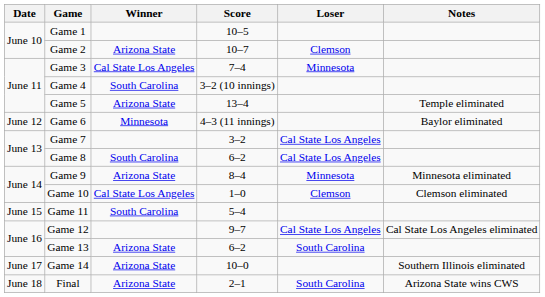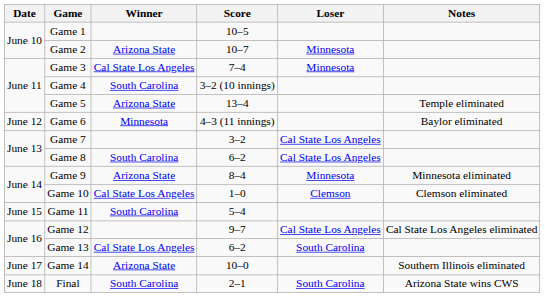(330, 49) Clemson -> (330, 49) Minnesota
(144, 247) Arizona State -> (144, 247) Cal State Los Angeles
(144, 283) Arizona State -> (144, 283) South Carolina
